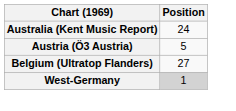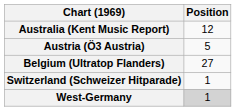(184, 30) 24 -> (207, 30) 12
+ row: (94, 81)
